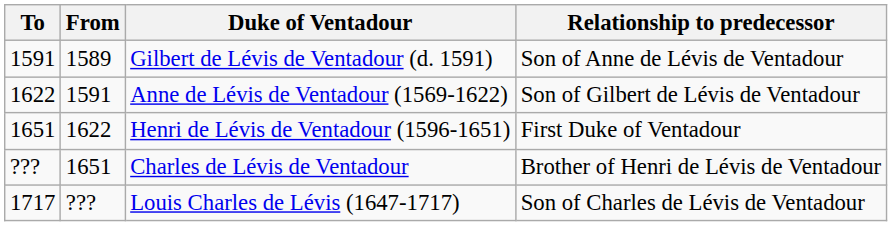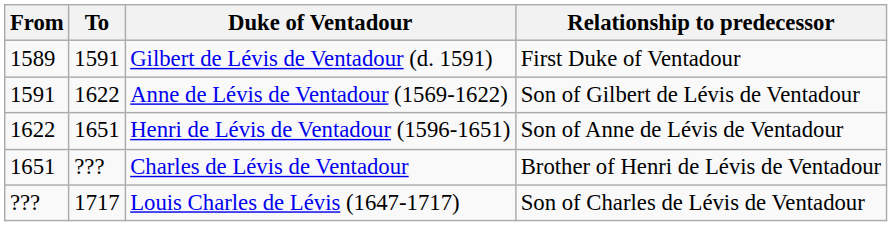columns swapped: (93, 22) <-> (33, 22)
(682, 58) Son of Anne de Lévis de Ventadour -> (631, 58) First Duke of Ventadour
(631, 130) First Duke of Ventadour -> (682, 130) Son of Anne de Lévis de Ventadour
